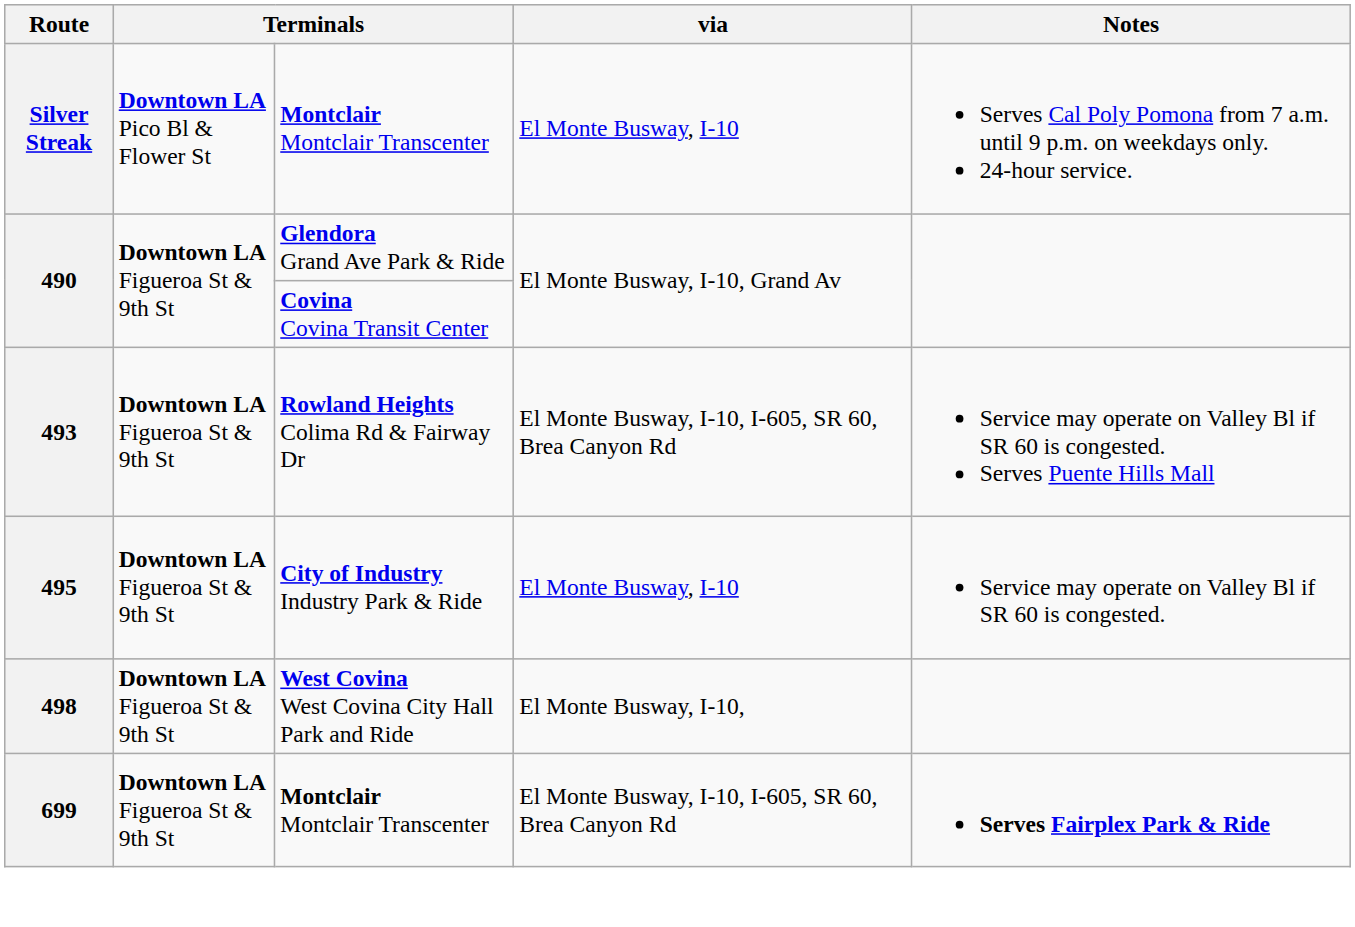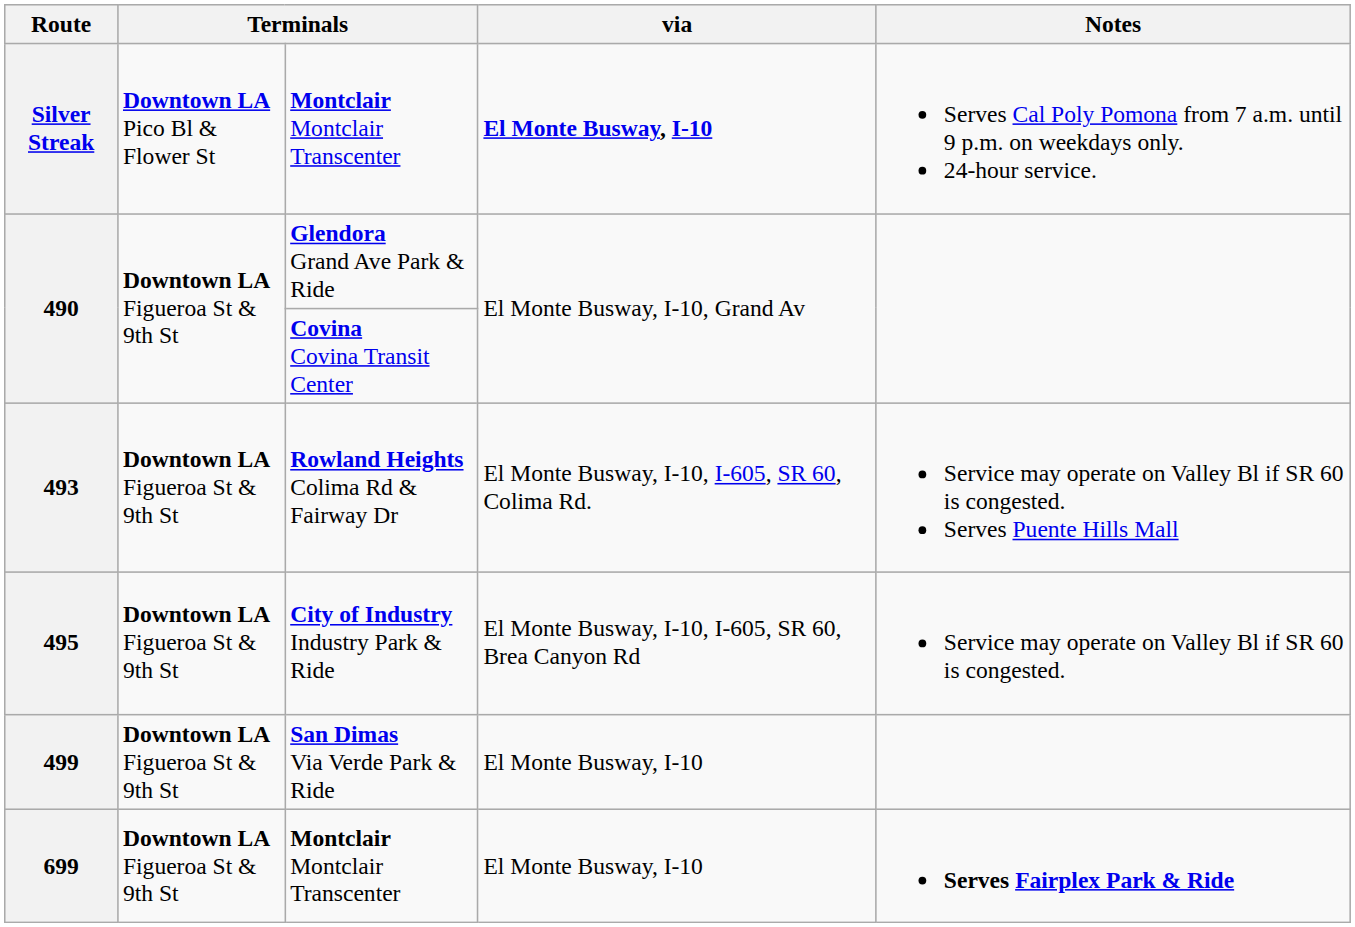(629, 128) normal -> (598, 128) bold
(698, 431) El Monte Busway, I-10, I-605, SR 60, Brea Canyon Rd -> (662, 487) El Monte Busway, I-10, I-605, SR 60, Colima Rd.
(629, 587) El Monte Busway, I-10 -> (662, 642) El Monte Busway, I-10, I-605, SR 60, Brea Canyon Rd
- row: (59, 705)
+ row: (61, 761)
(698, 809) El Monte Busway, I-10, I-605, SR 60, Brea Canyon Rd -> (593, 865) El Monte Busway, I-10
